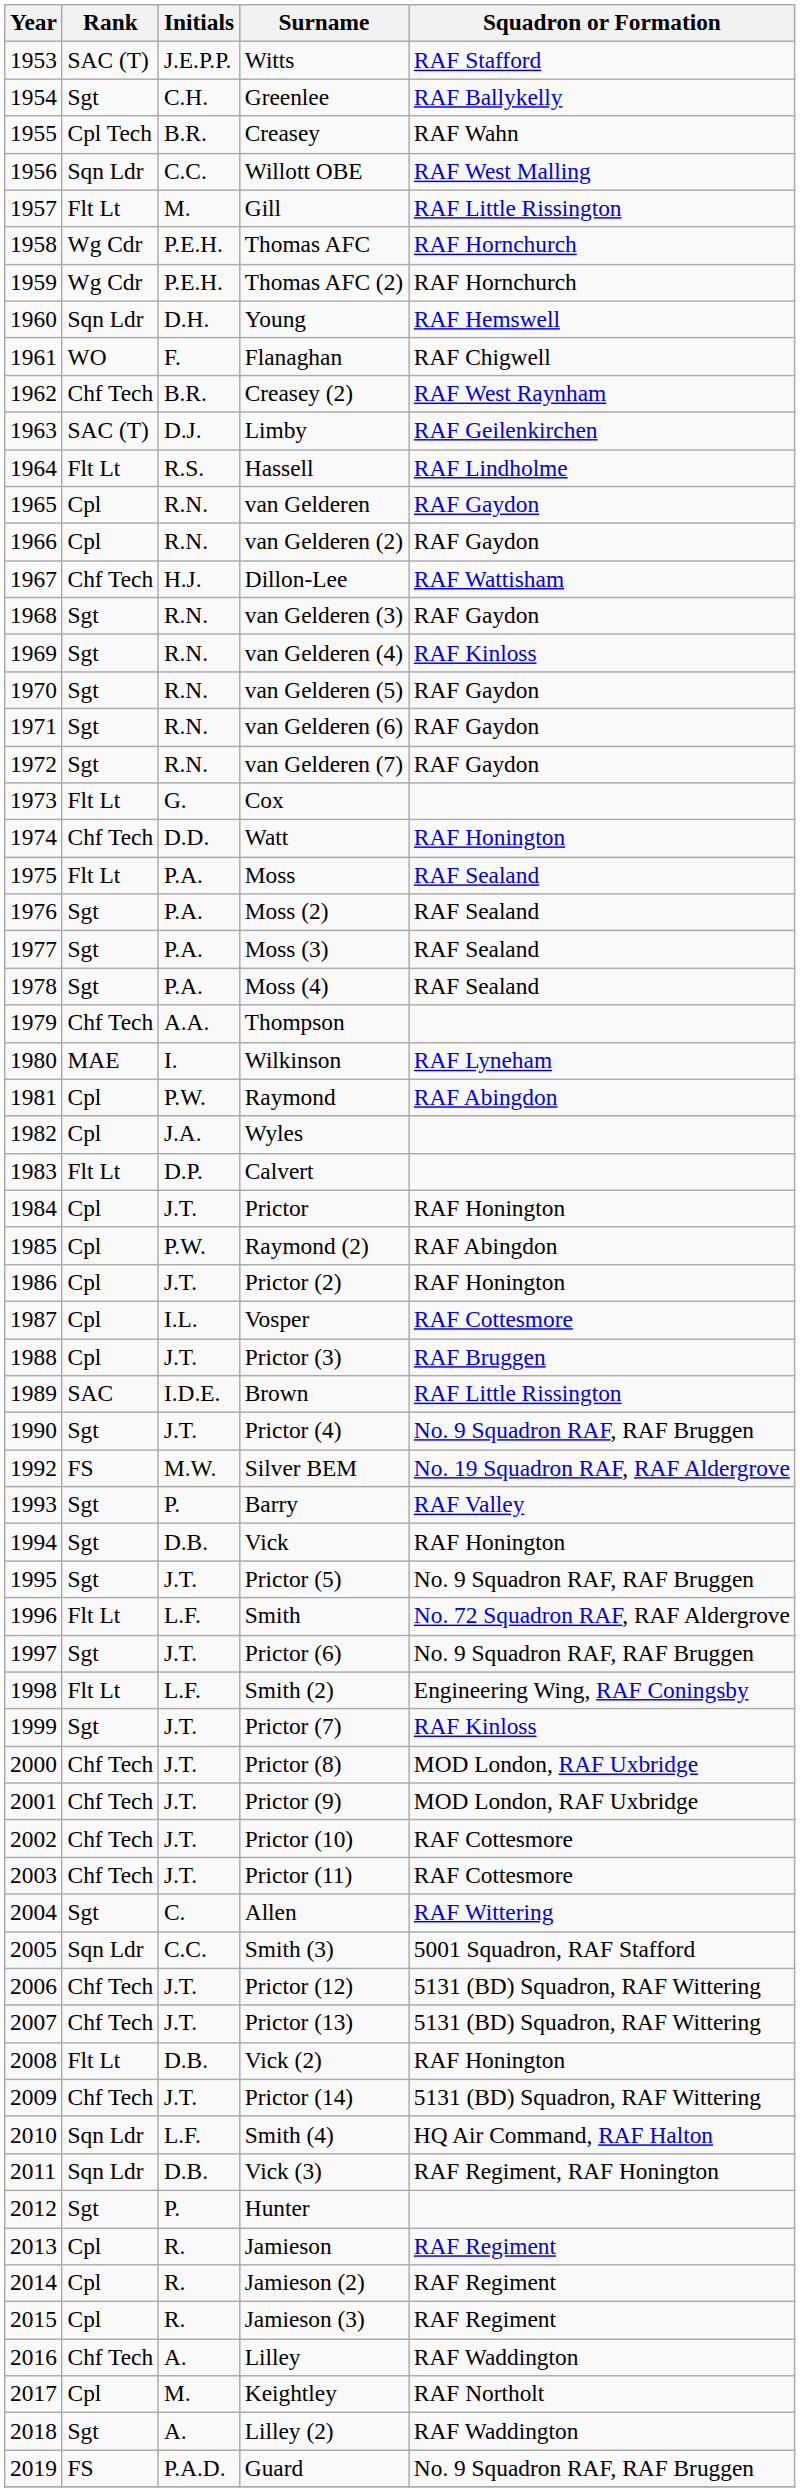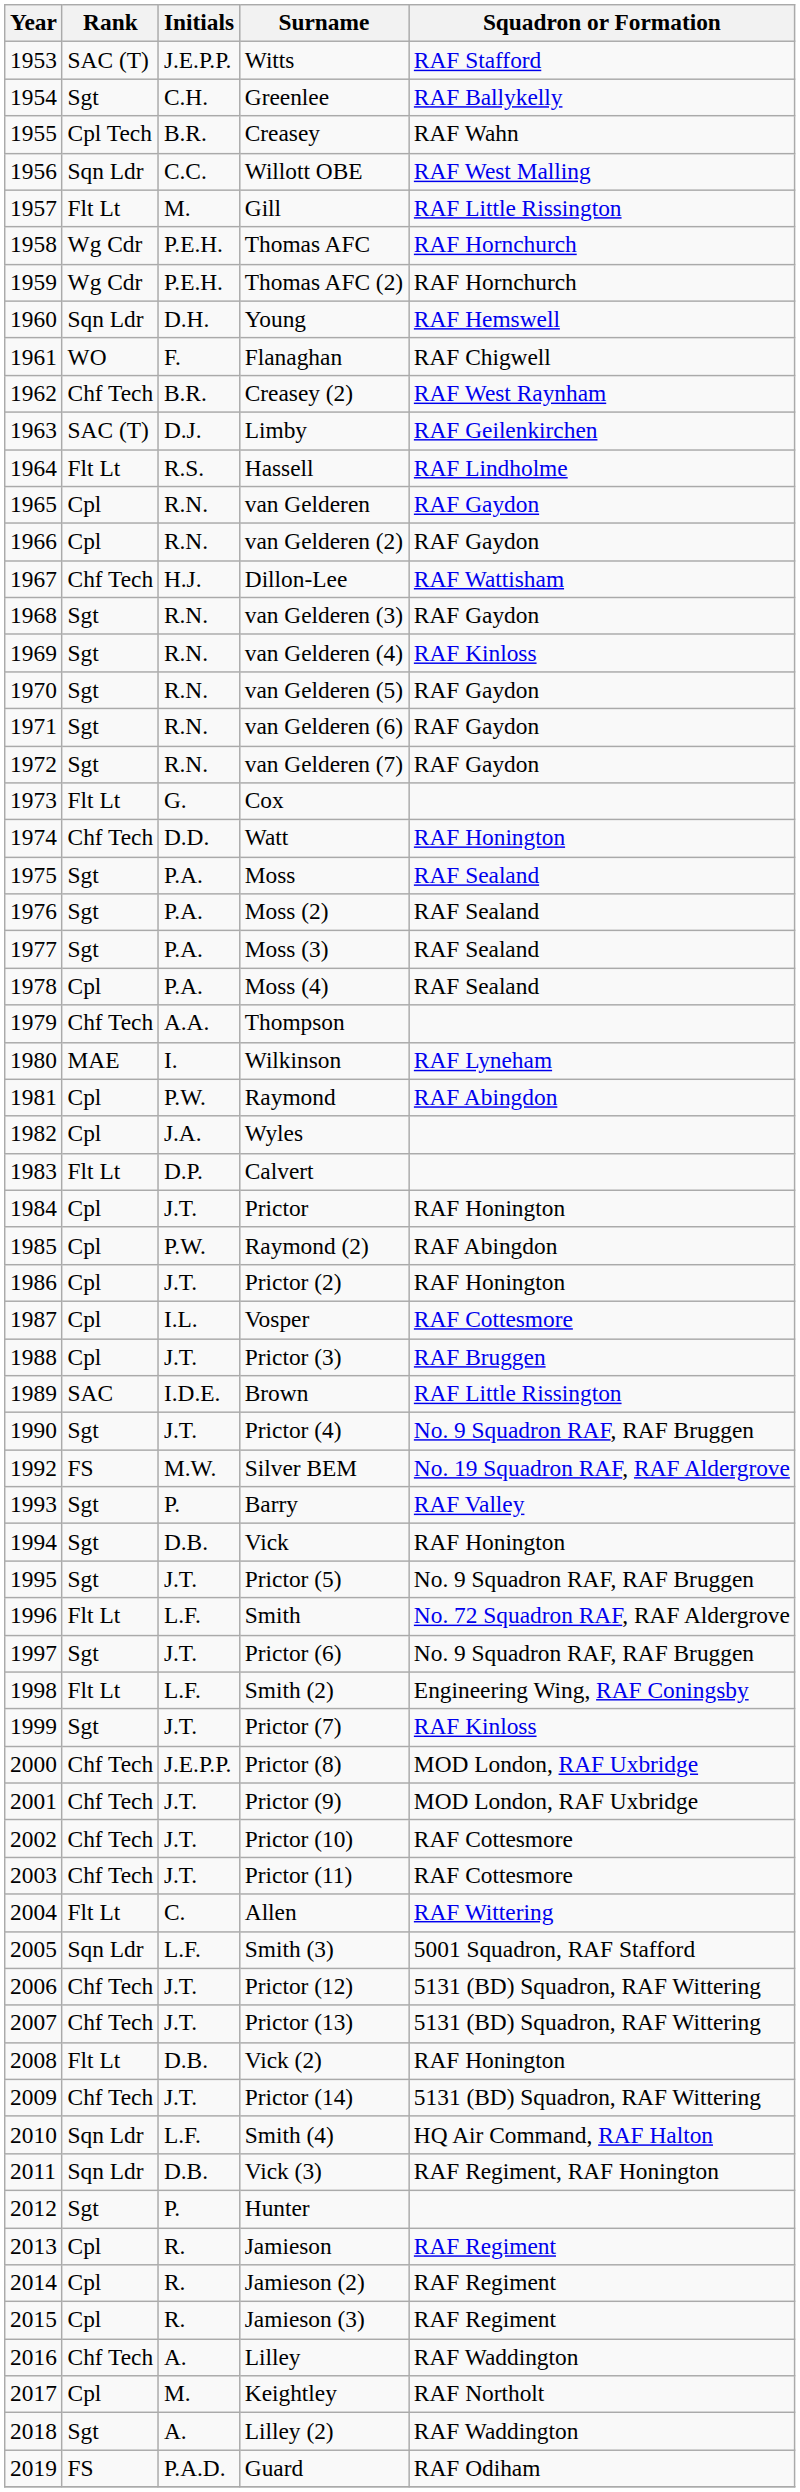(94, 875) Flt Lt -> (83, 875) Sgt
(83, 986) Sgt -> (84, 986) Cpl
(181, 1764) J.T. -> (198, 1764) J.E.P.P.
(83, 1912) Sgt -> (94, 1912) Flt Lt
(185, 1949) C.C. -> (182, 1949) L.F.
(584, 2468) No. 9 Squadron RAF, RAF Bruggen -> (477, 2468) RAF Odiham
